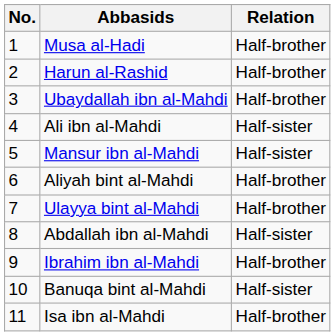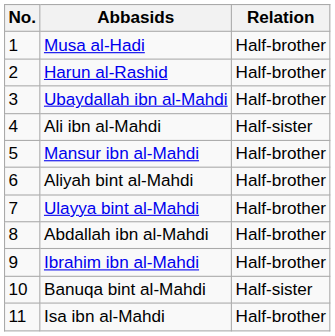(274, 153) Half-sister -> (281, 153) Half-brother
(274, 235) Half-sister -> (281, 235) Half-brother
